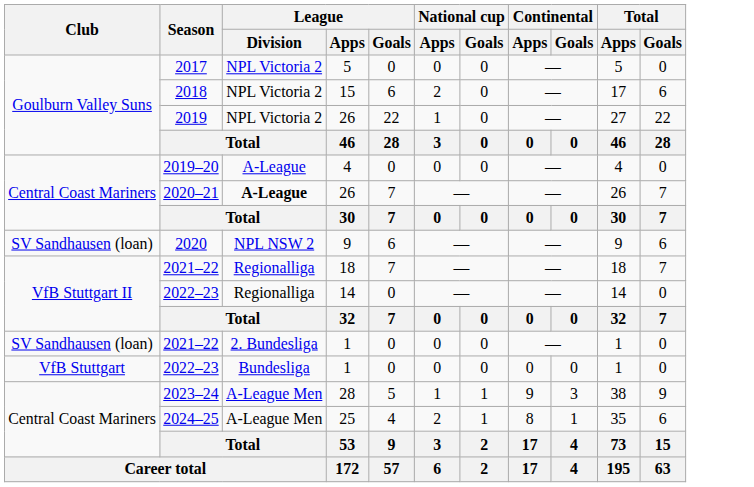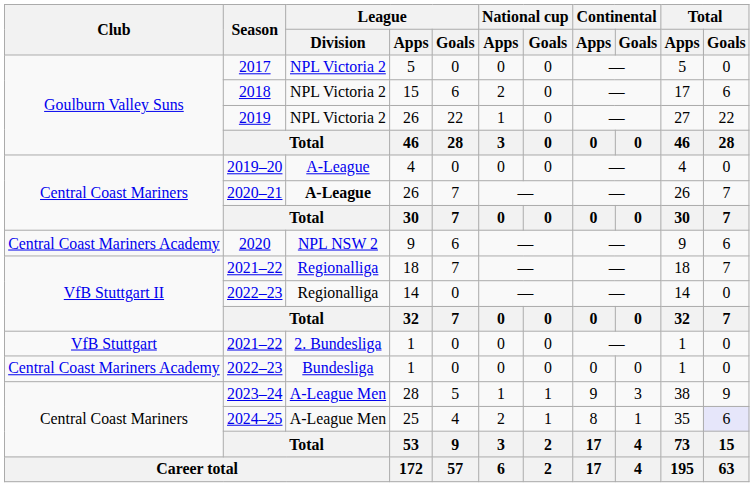(82, 243) SV Sandhausen (loan) -> (114, 243) Central Coast Mariners Academy
(82, 343) SV Sandhausen (loan) -> (114, 343) VfB Stuttgart
(82, 368) VfB Stuttgart -> (114, 368) Central Coast Mariners Academy
(663, 419) no background -> (726, 419) lavender background
